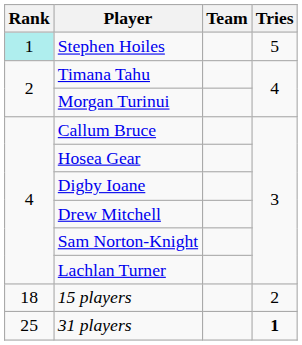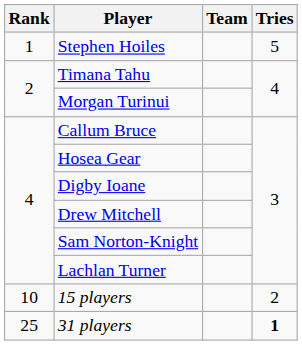(29, 46) paleturquoise background -> (29, 46) no background
(29, 297) 18 -> (29, 297) 10
